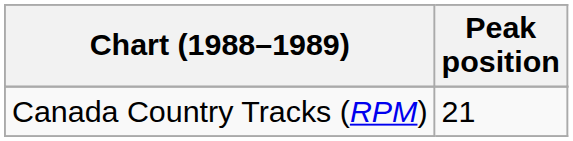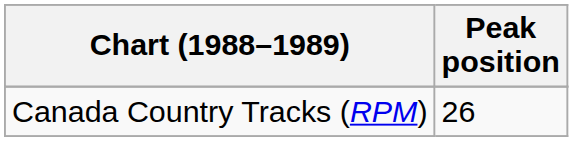(459, 111) 21 -> (459, 111) 26
